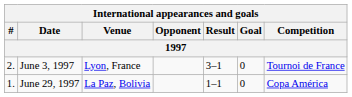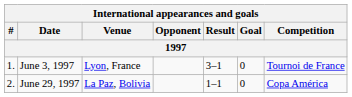(11, 66) 2. -> (11, 66) 1.
(11, 83) 1. -> (11, 83) 2.
